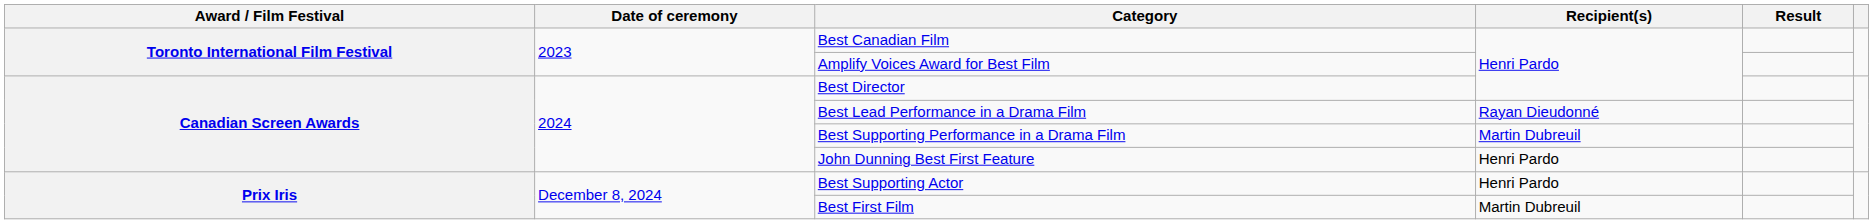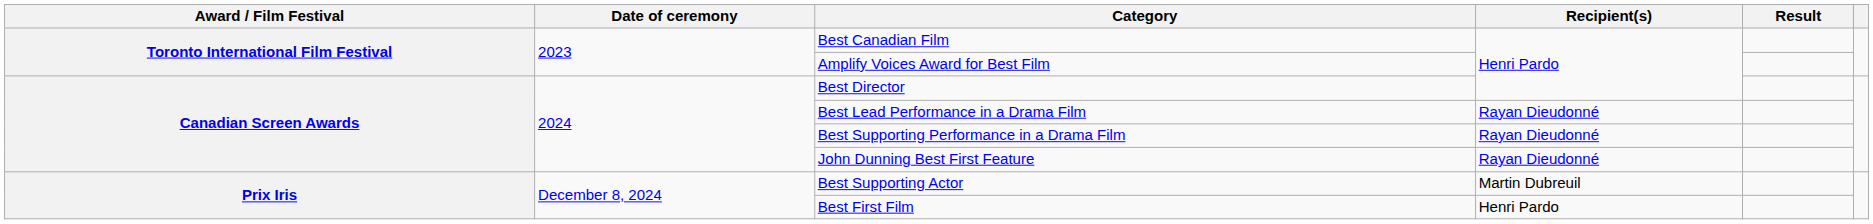(1530, 135) Martin Dubreuil -> (1539, 135) Rayan Dieudonné
(1519, 159) Henri Pardo -> (1539, 159) Rayan Dieudonné
(1519, 183) Henri Pardo -> (1530, 183) Martin Dubreuil
(1530, 207) Martin Dubreuil -> (1519, 207) Henri Pardo
